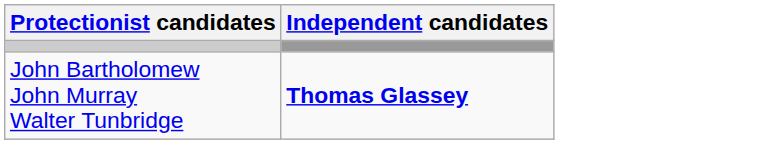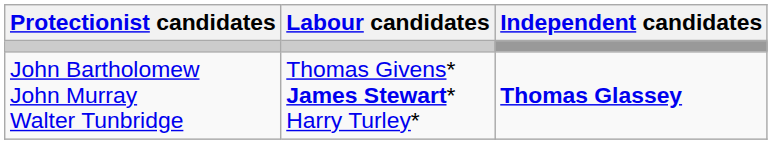+ column: (388, 22)
